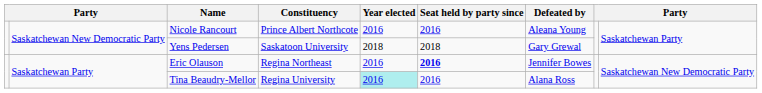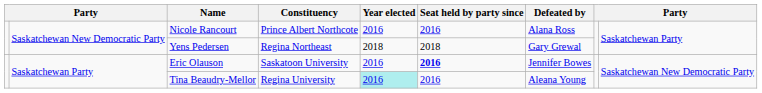(557, 29) Aleana Young -> (552, 29) Alana Ross
(304, 46) Saskatoon University -> (296, 46) Regina Northeast
(296, 63) Regina Northeast -> (304, 63) Saskatoon University
(552, 80) Alana Ross -> (557, 80) Aleana Young
